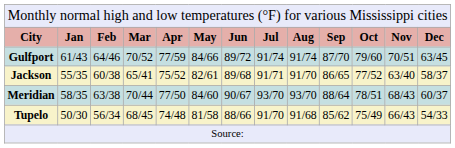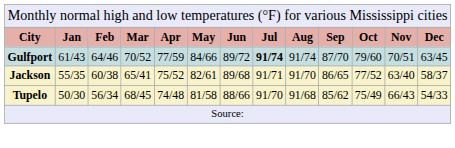(271, 56) normal -> (269, 56) bold
- row: (31, 95)
